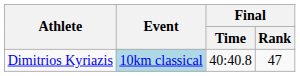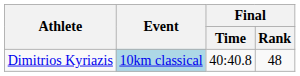(275, 60) 47 -> (275, 60) 48
